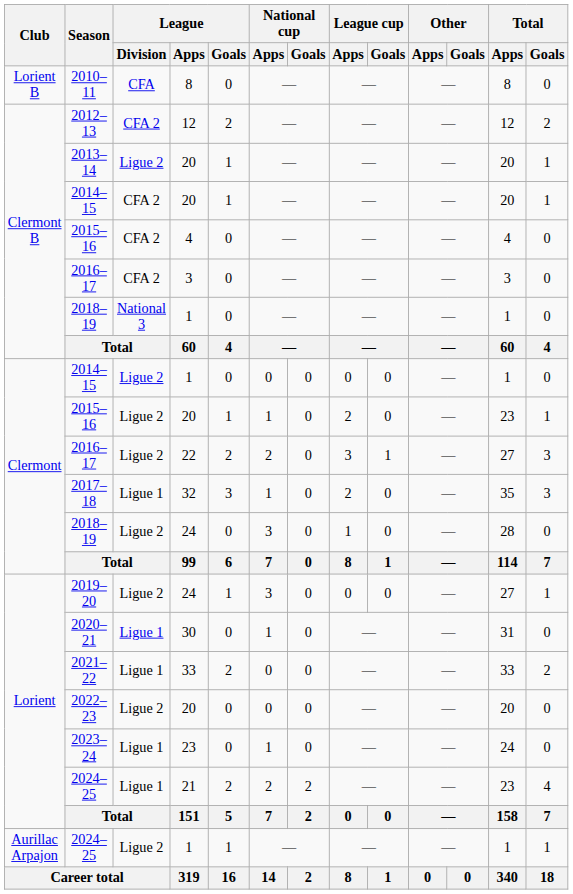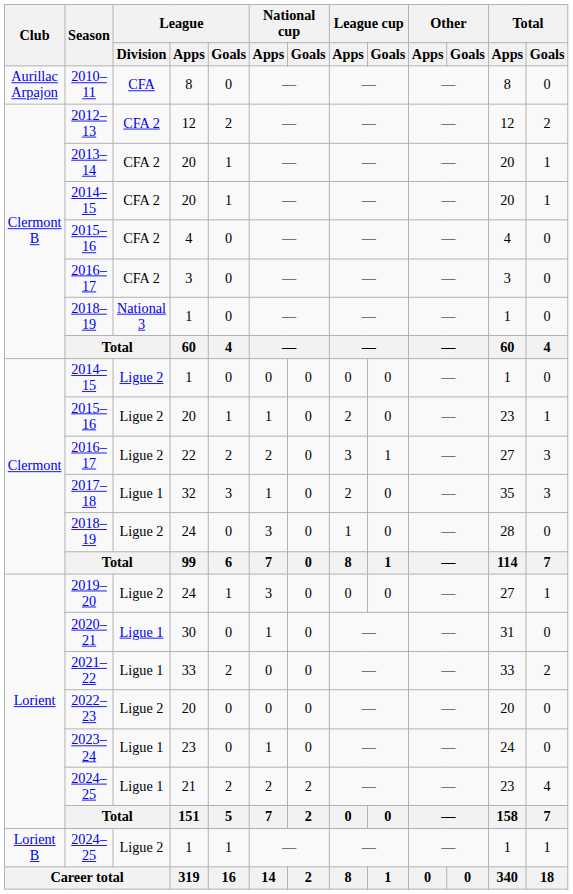(35, 84) Lorient B -> (35, 84) Aurillac Arpajon
(142, 162) Ligue 2 -> (142, 162) CFA 2
(35, 847) Aurillac Arpajon -> (35, 847) Lorient B
